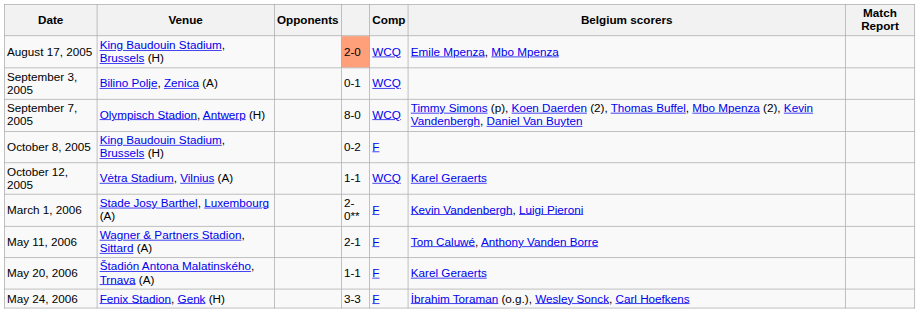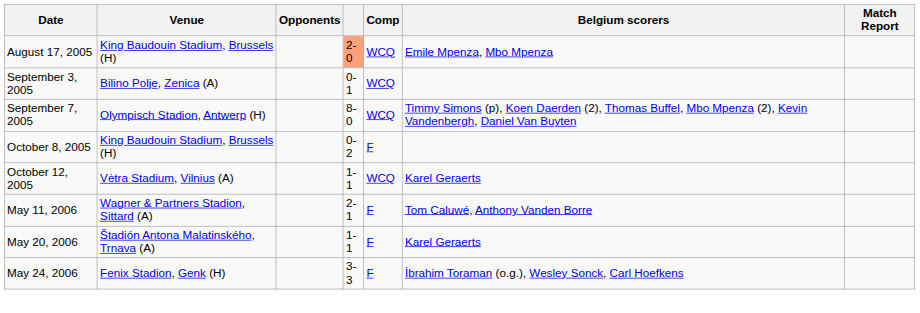- row: (44, 210)
